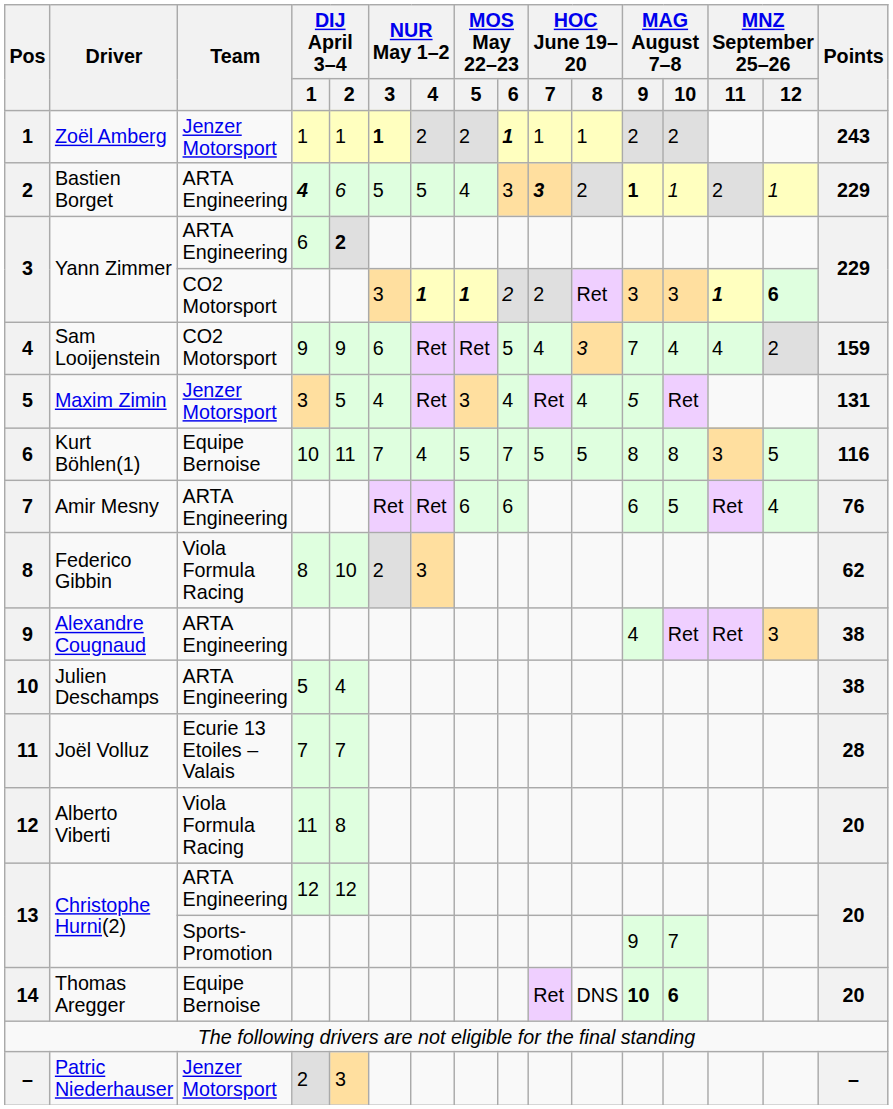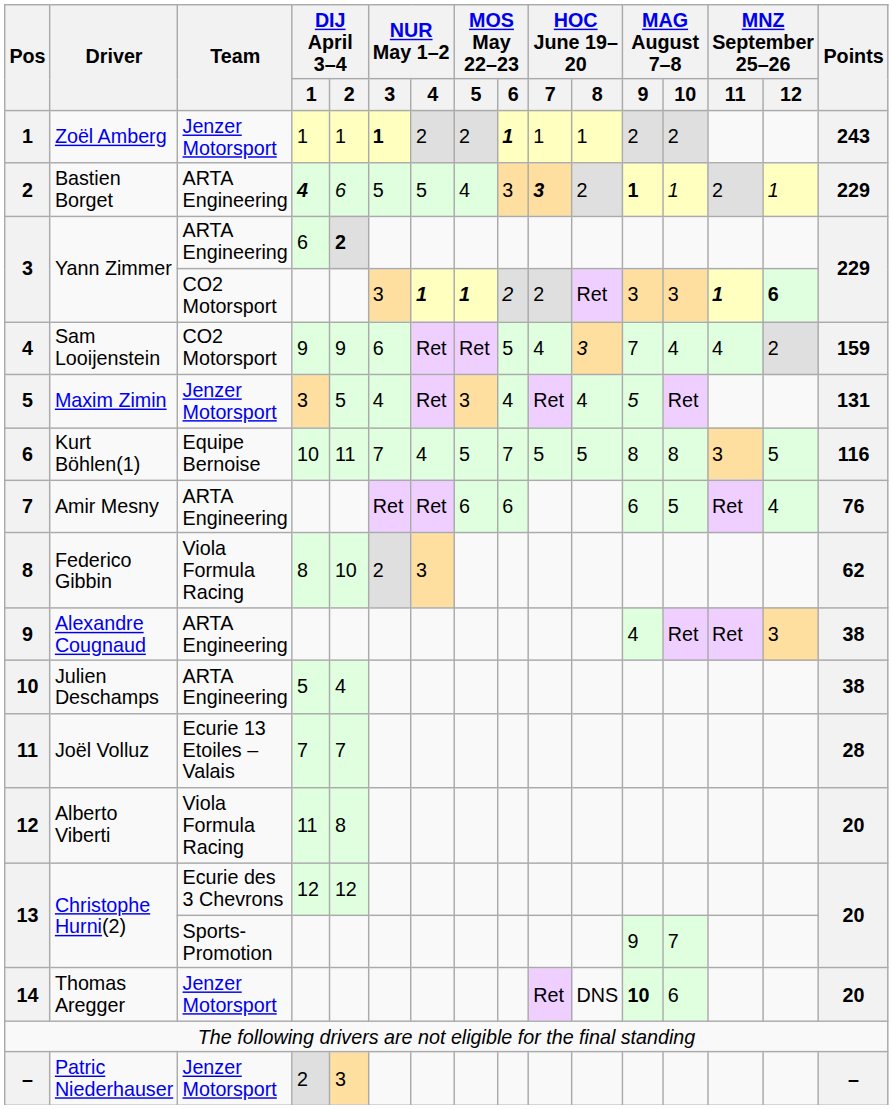(235, 889) ARTA Engineering -> (233, 889) Ecurie des 3 Chevrons
(221, 994) Equipe Bernoise -> (230, 994) Jenzer Motorsport
(673, 994) bold -> (673, 994) normal
